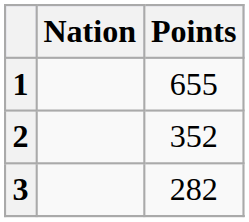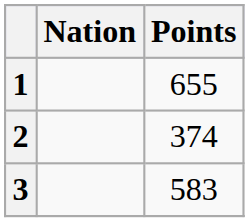(194, 136) 352 -> (194, 136) 374
(194, 189) 282 -> (194, 189) 583
